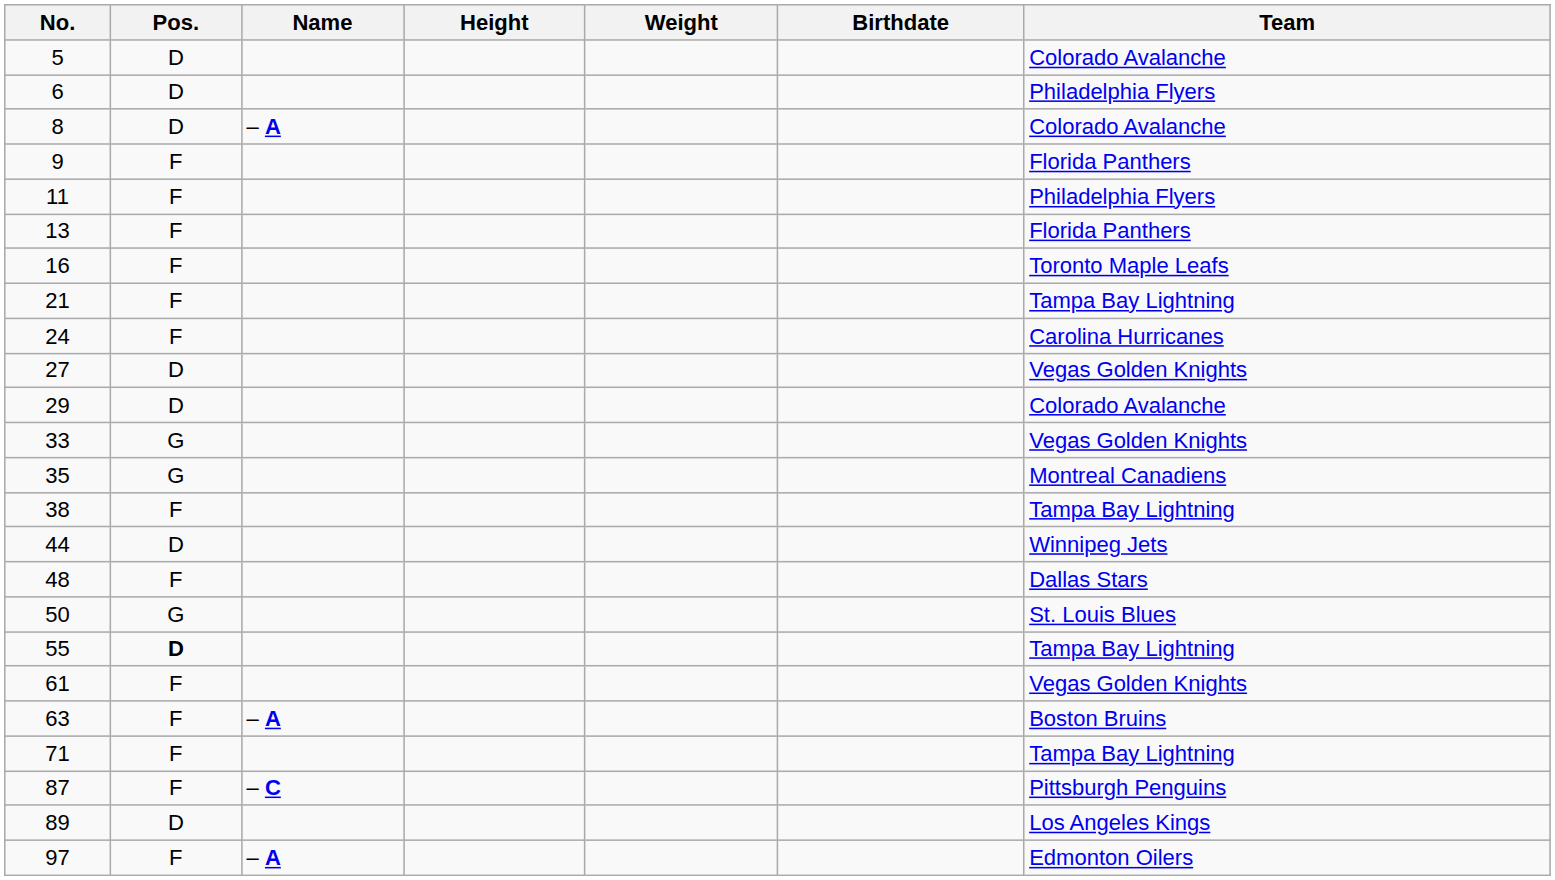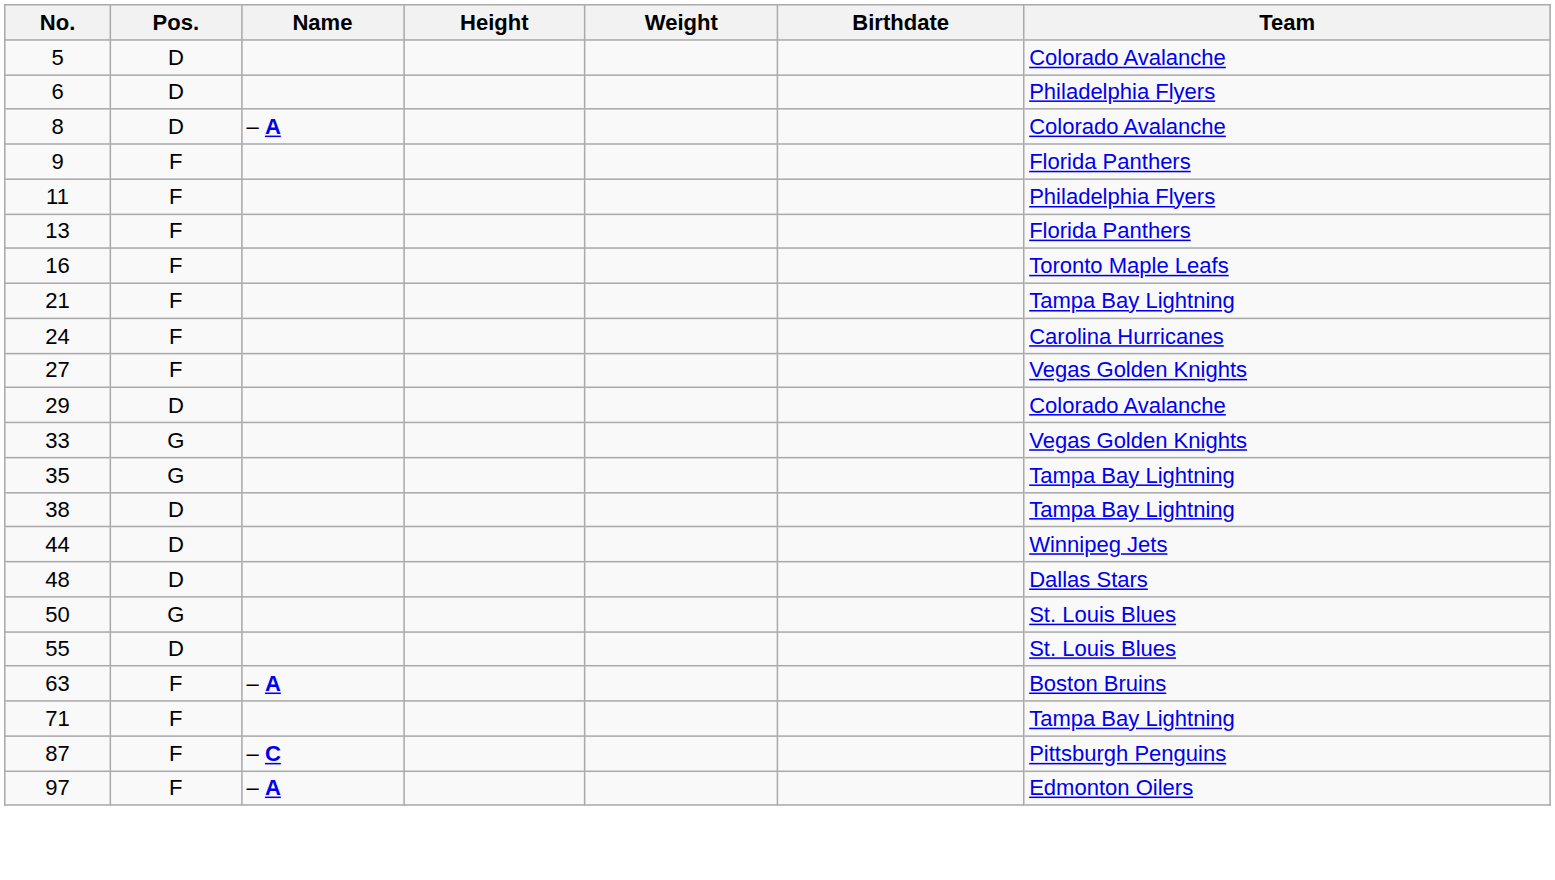(176, 371) D -> (176, 371) F
(1128, 475) Montreal Canadiens -> (1132, 475) Tampa Bay Lightning
(176, 510) F -> (176, 510) D
(176, 579) F -> (176, 579) D
(176, 649) bold -> (176, 649) normal
(1132, 649) Tampa Bay Lightning -> (1103, 649) St. Louis Blues
- row: (58, 684)
- row: (58, 823)
